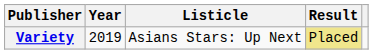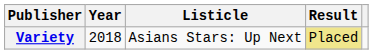(105, 38) 2019 -> (105, 38) 2018
